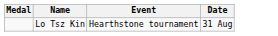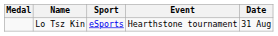+ column: (106, 11)
